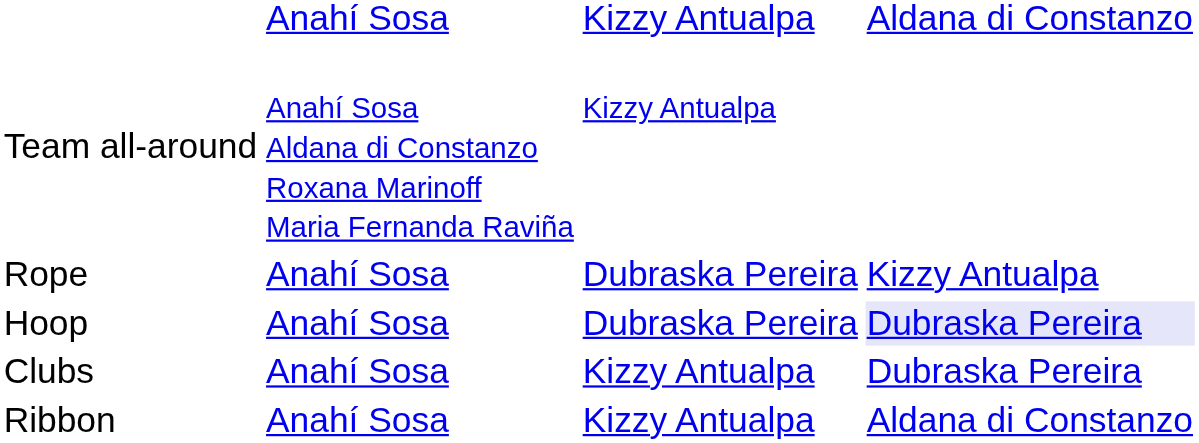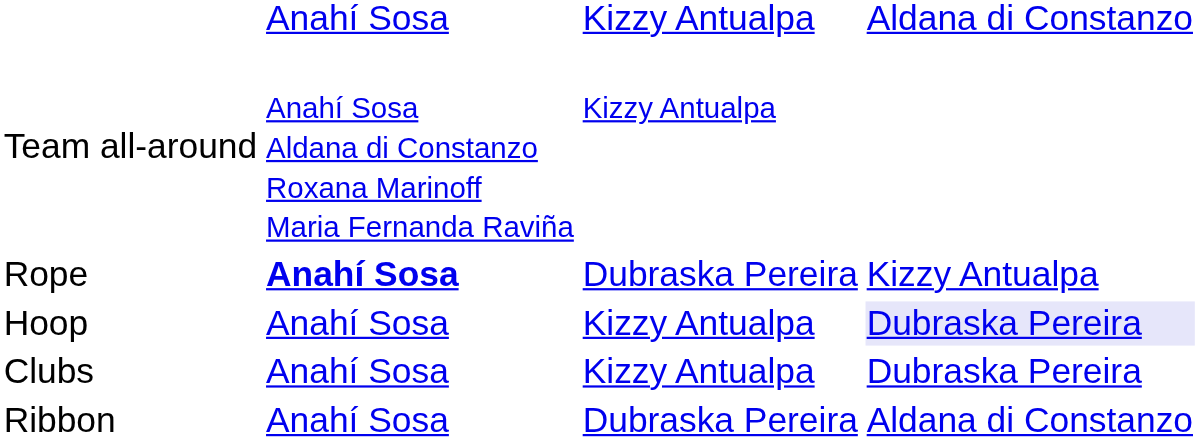(357, 274) normal -> (362, 274) bold
(720, 322) Dubraska Pereira -> (699, 322) Kizzy Antualpa
(699, 420) Kizzy Antualpa -> (720, 420) Dubraska Pereira
